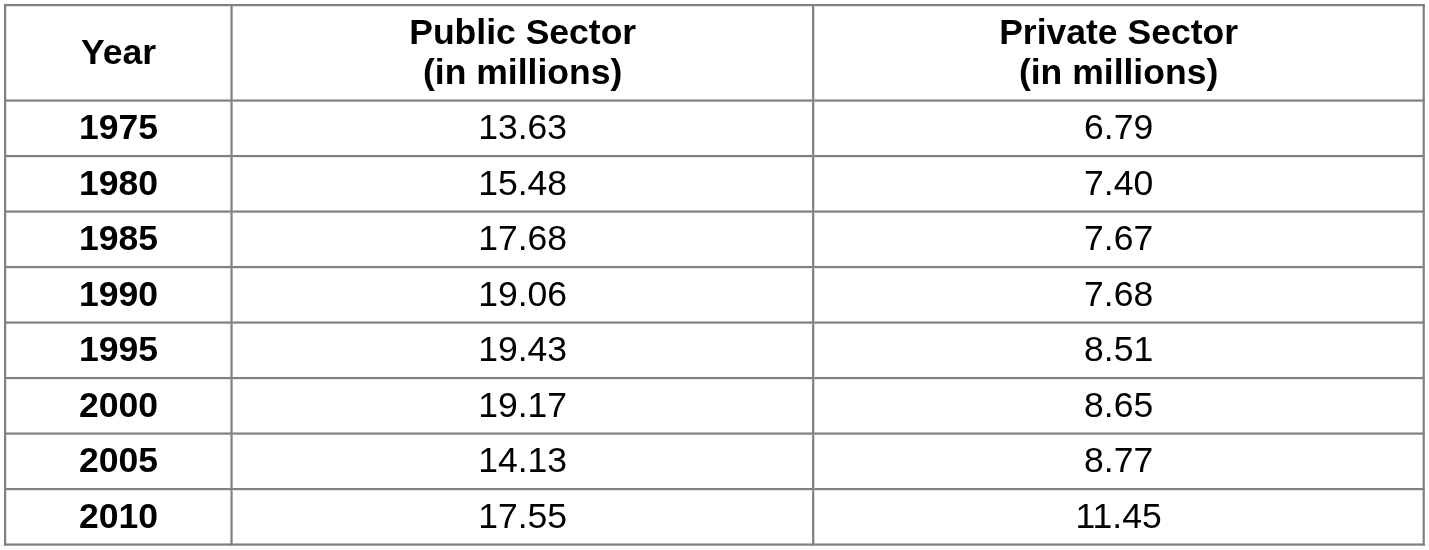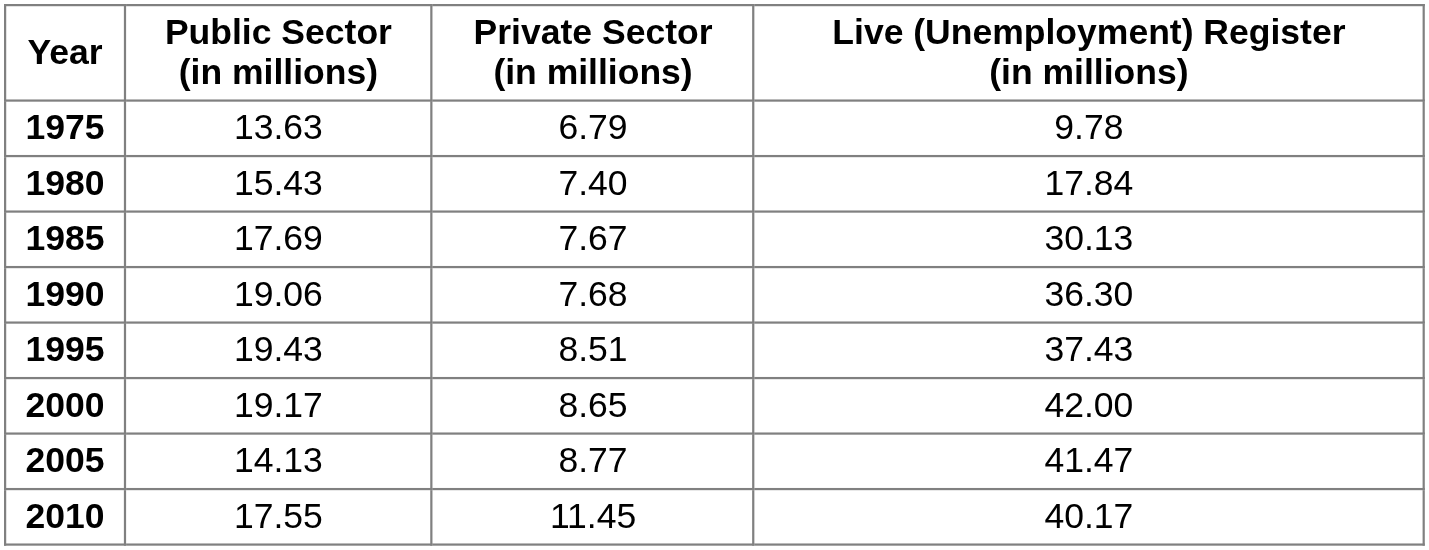+ column: (1089, 52)
(523, 183) 15.48 -> (278, 183) 15.43
(523, 238) 17.68 -> (278, 238) 17.69
